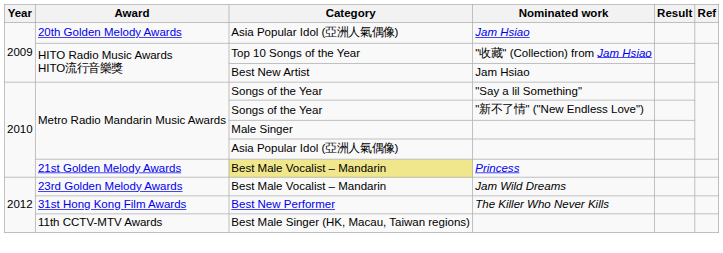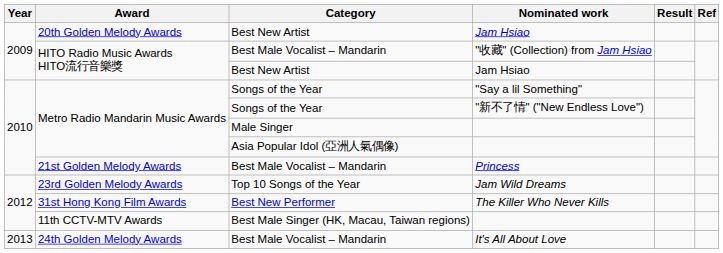(315, 32) Asia Popular Idol (亞洲人氣偶像) -> (270, 31) Best New Artist
(296, 53) Top 10 Songs of the Year -> (309, 51) Best Male Vocalist – Mandarin
(309, 168) khaki background -> (309, 166) no background
(309, 186) Best Male Vocalist – Mandarin -> (296, 184) Top 10 Songs of the Year
+ row: (110, 239)
